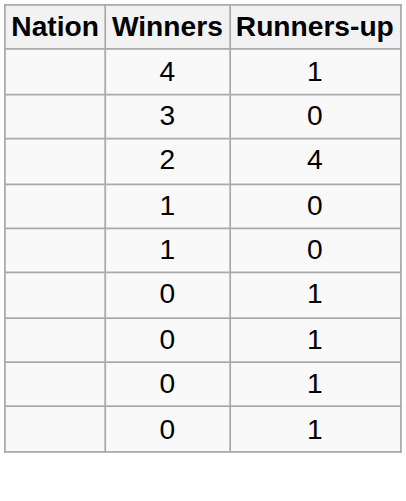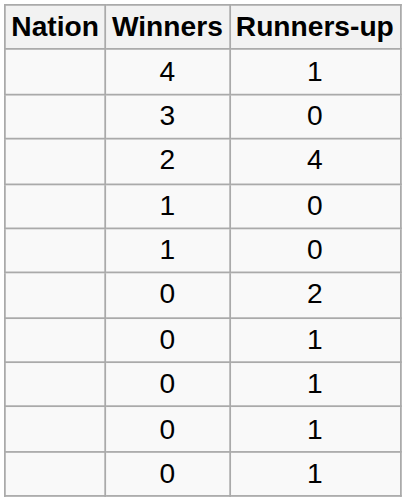+ row: (167, 294)
